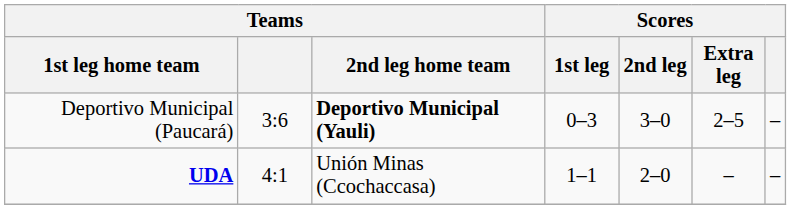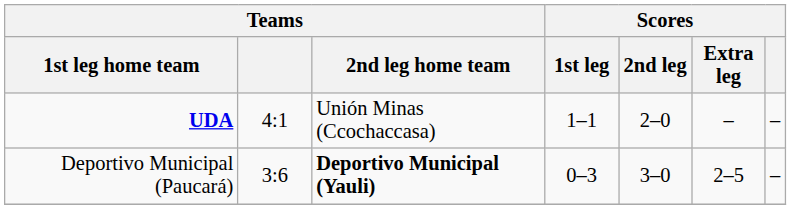rows swapped: (147, 120) <-> (211, 175)
